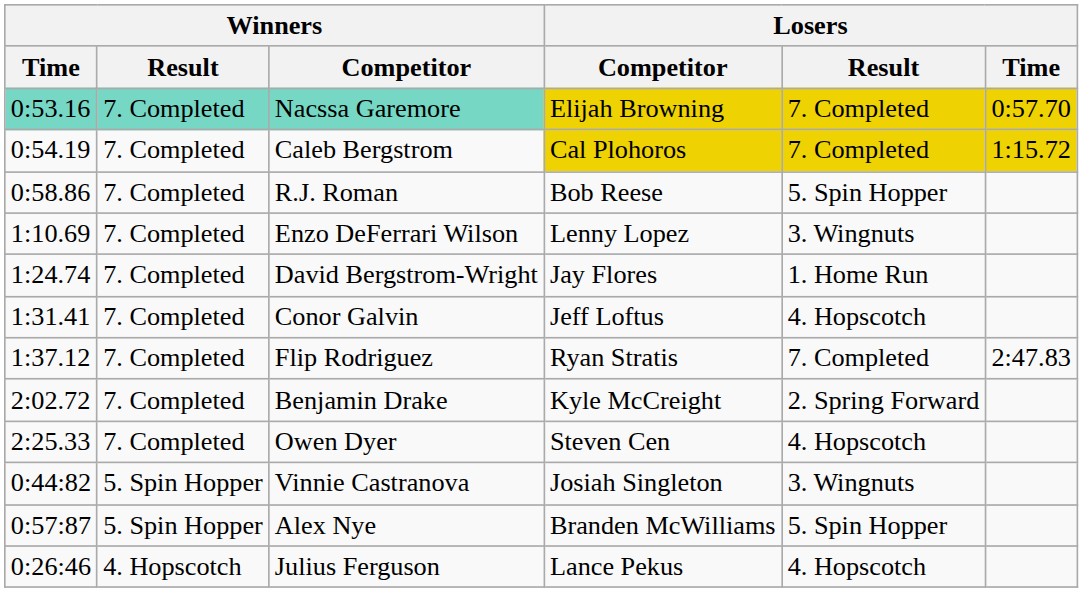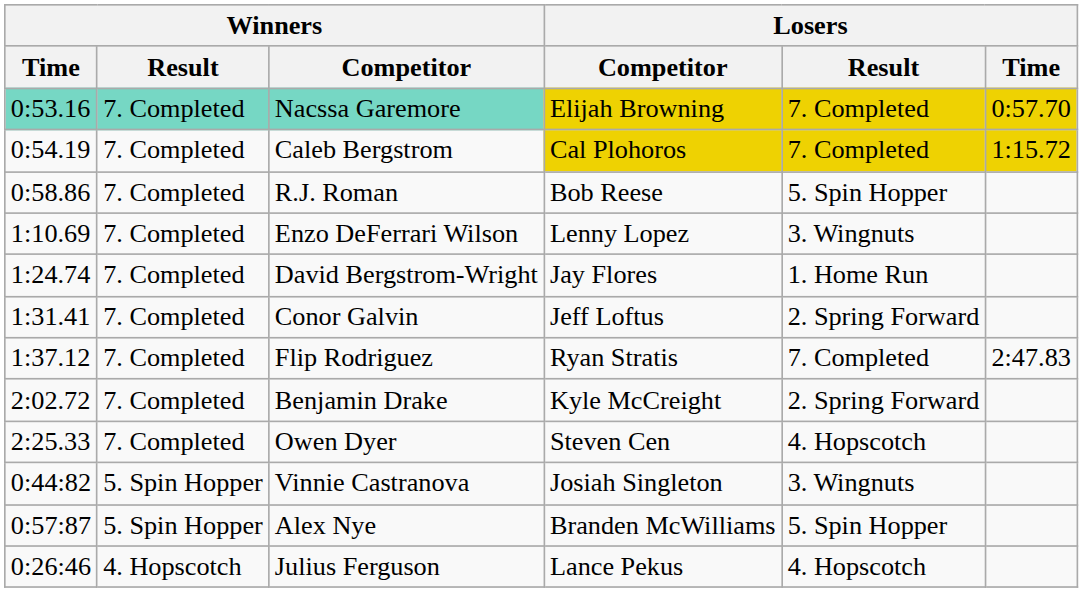(857, 316) 4. Hopscotch -> (883, 316) 2. Spring Forward
